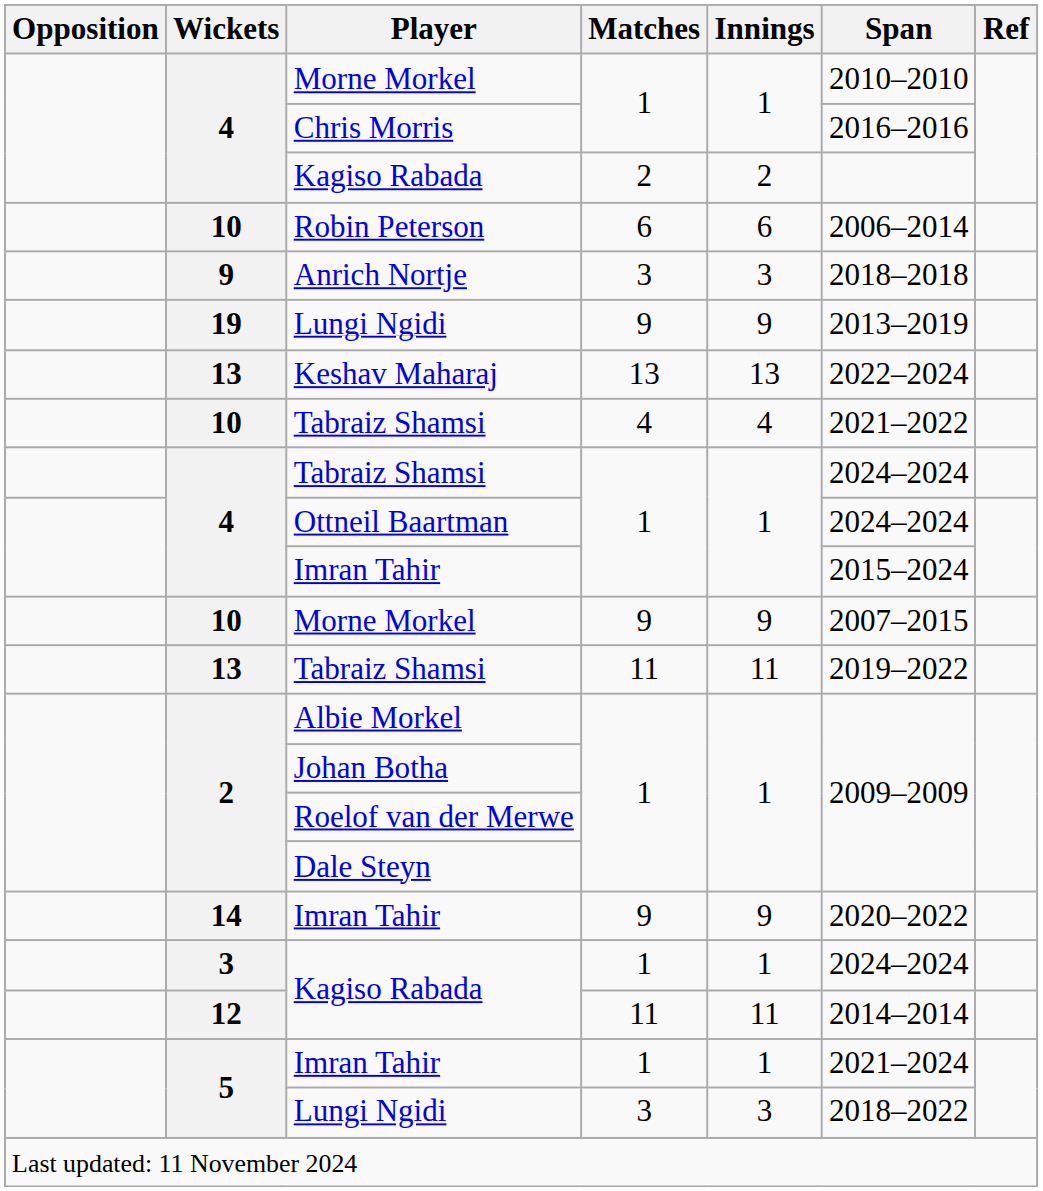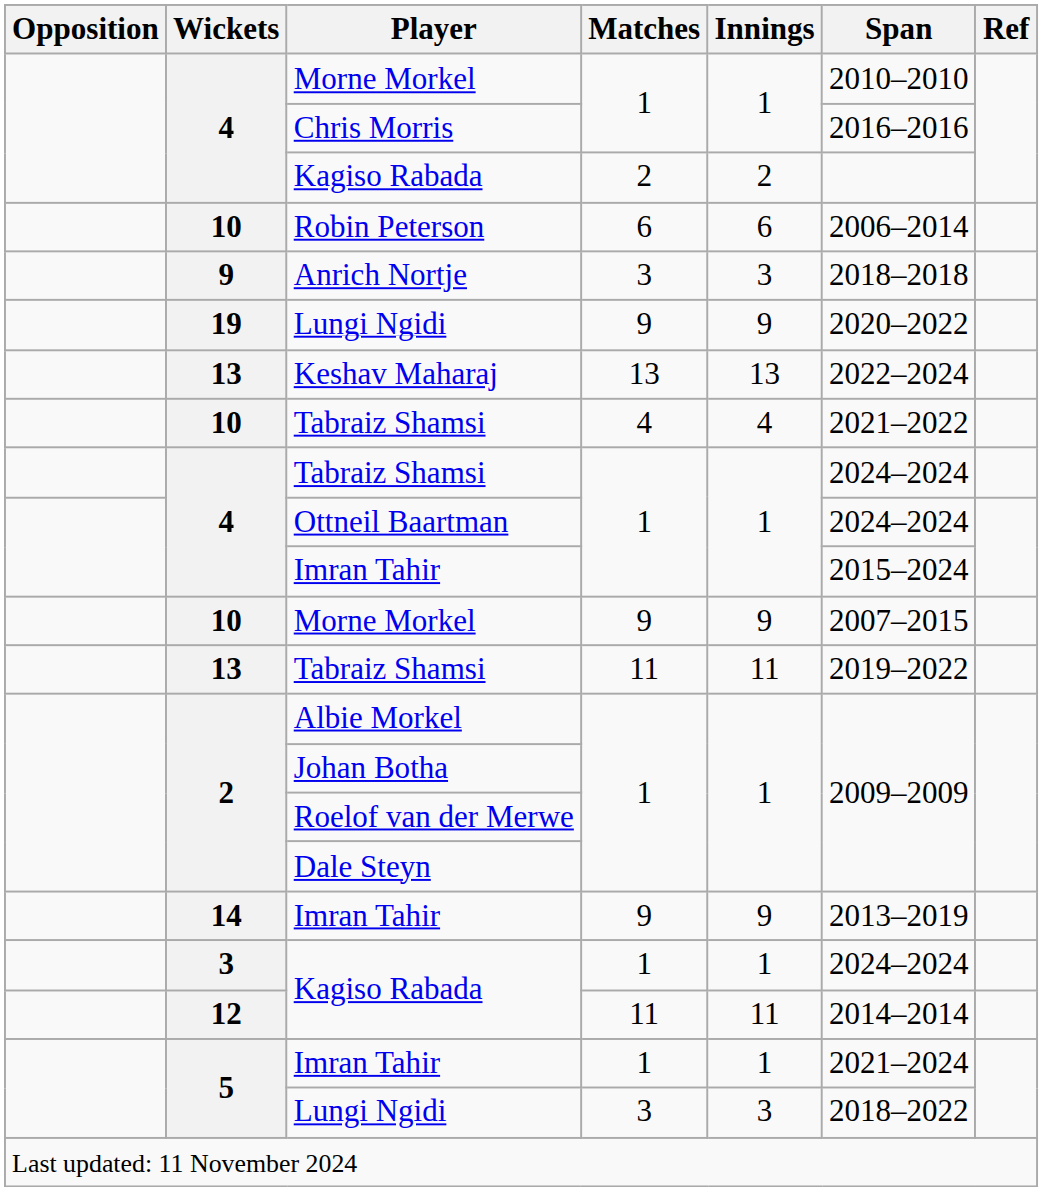(899, 324) 2013–2019 -> (899, 324) 2020–2022
(899, 915) 2020–2022 -> (899, 915) 2013–2019
